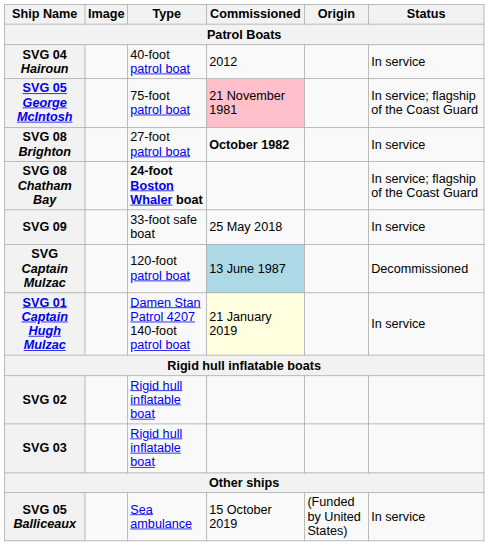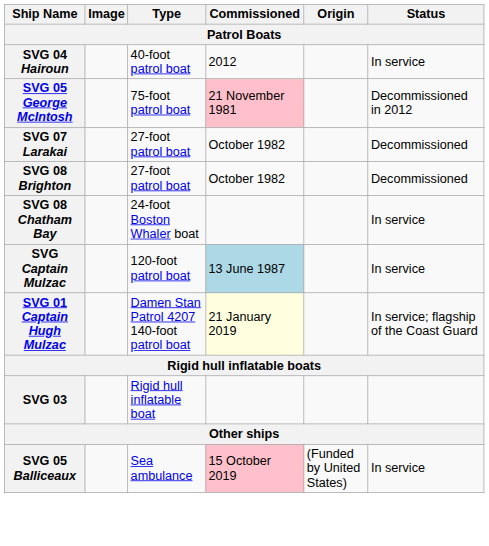(425, 103) In service; flagship of the Coast Guard -> (419, 103) Decommissioned in 2012
+ row: (45, 144)
(249, 144) bold -> (247, 178) normal
(398, 144) In service -> (419, 178) Decommissioned
(166, 185) bold -> (165, 220) normal
(425, 185) In service; flagship of the Coast Guard -> (398, 220) In service
- row: (45, 227)
(420, 268) Decommissioned -> (398, 268) In service
(398, 324) In service -> (424, 324) In service; flagship of the Coast Guard
- row: (45, 399)
(240, 516) no background -> (240, 468) pink background
